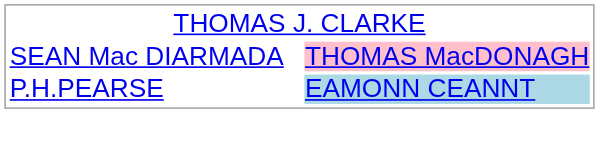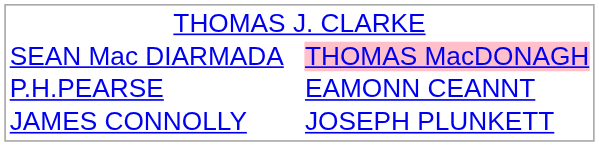(420, 88) lightblue background -> (420, 88) no background
+ row: (128, 121)
